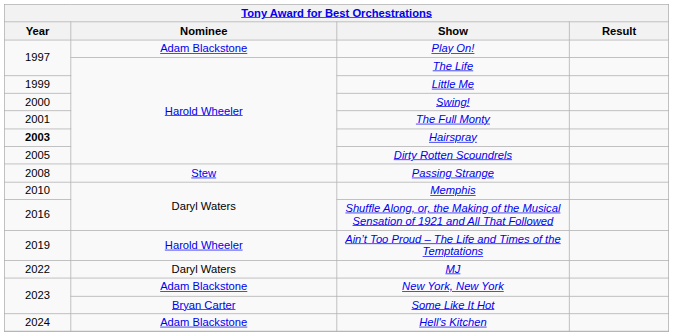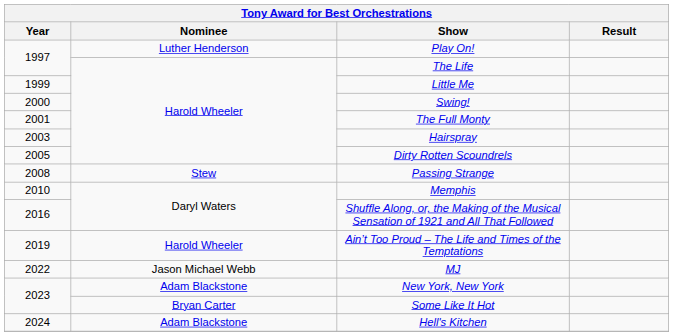(204, 48) Adam Blackstone -> (204, 48) Luther Henderson
(38, 137) bold -> (38, 137) normal
(204, 269) Daryl Waters -> (204, 269) Jason Michael Webb
